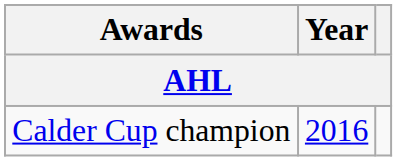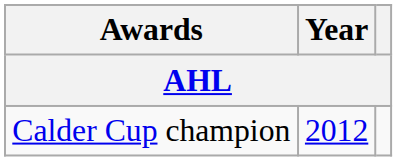(337, 130) 2016 -> (337, 130) 2012
